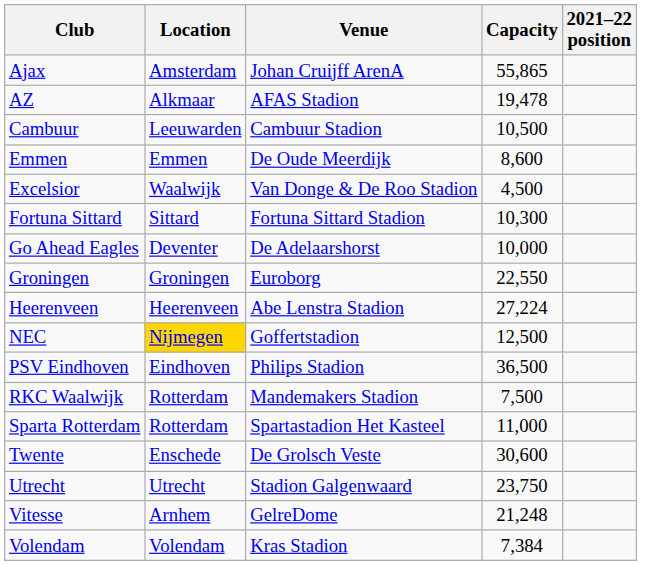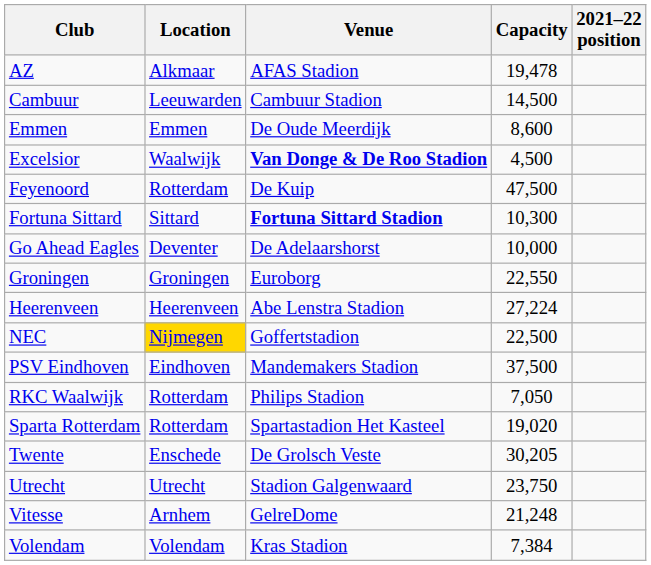- row: (27, 70)
(522, 129) 10,500 -> (532, 99) 14,500
(364, 188) normal -> (369, 159) bold
+ row: (49, 188)
(338, 218) normal -> (346, 218) bold
(522, 337) 12,500 -> (532, 337) 22,500
(307, 366) Philips Stadion -> (334, 366) Mandemakers Stadion
(522, 366) 36,500 -> (532, 366) 37,500
(334, 396) Mandemakers Stadion -> (307, 396) Philips Stadion
(522, 396) 7,500 -> (532, 396) 7,050
(522, 426) 11,000 -> (532, 426) 19,020
(522, 456) 30,600 -> (532, 456) 30,205
